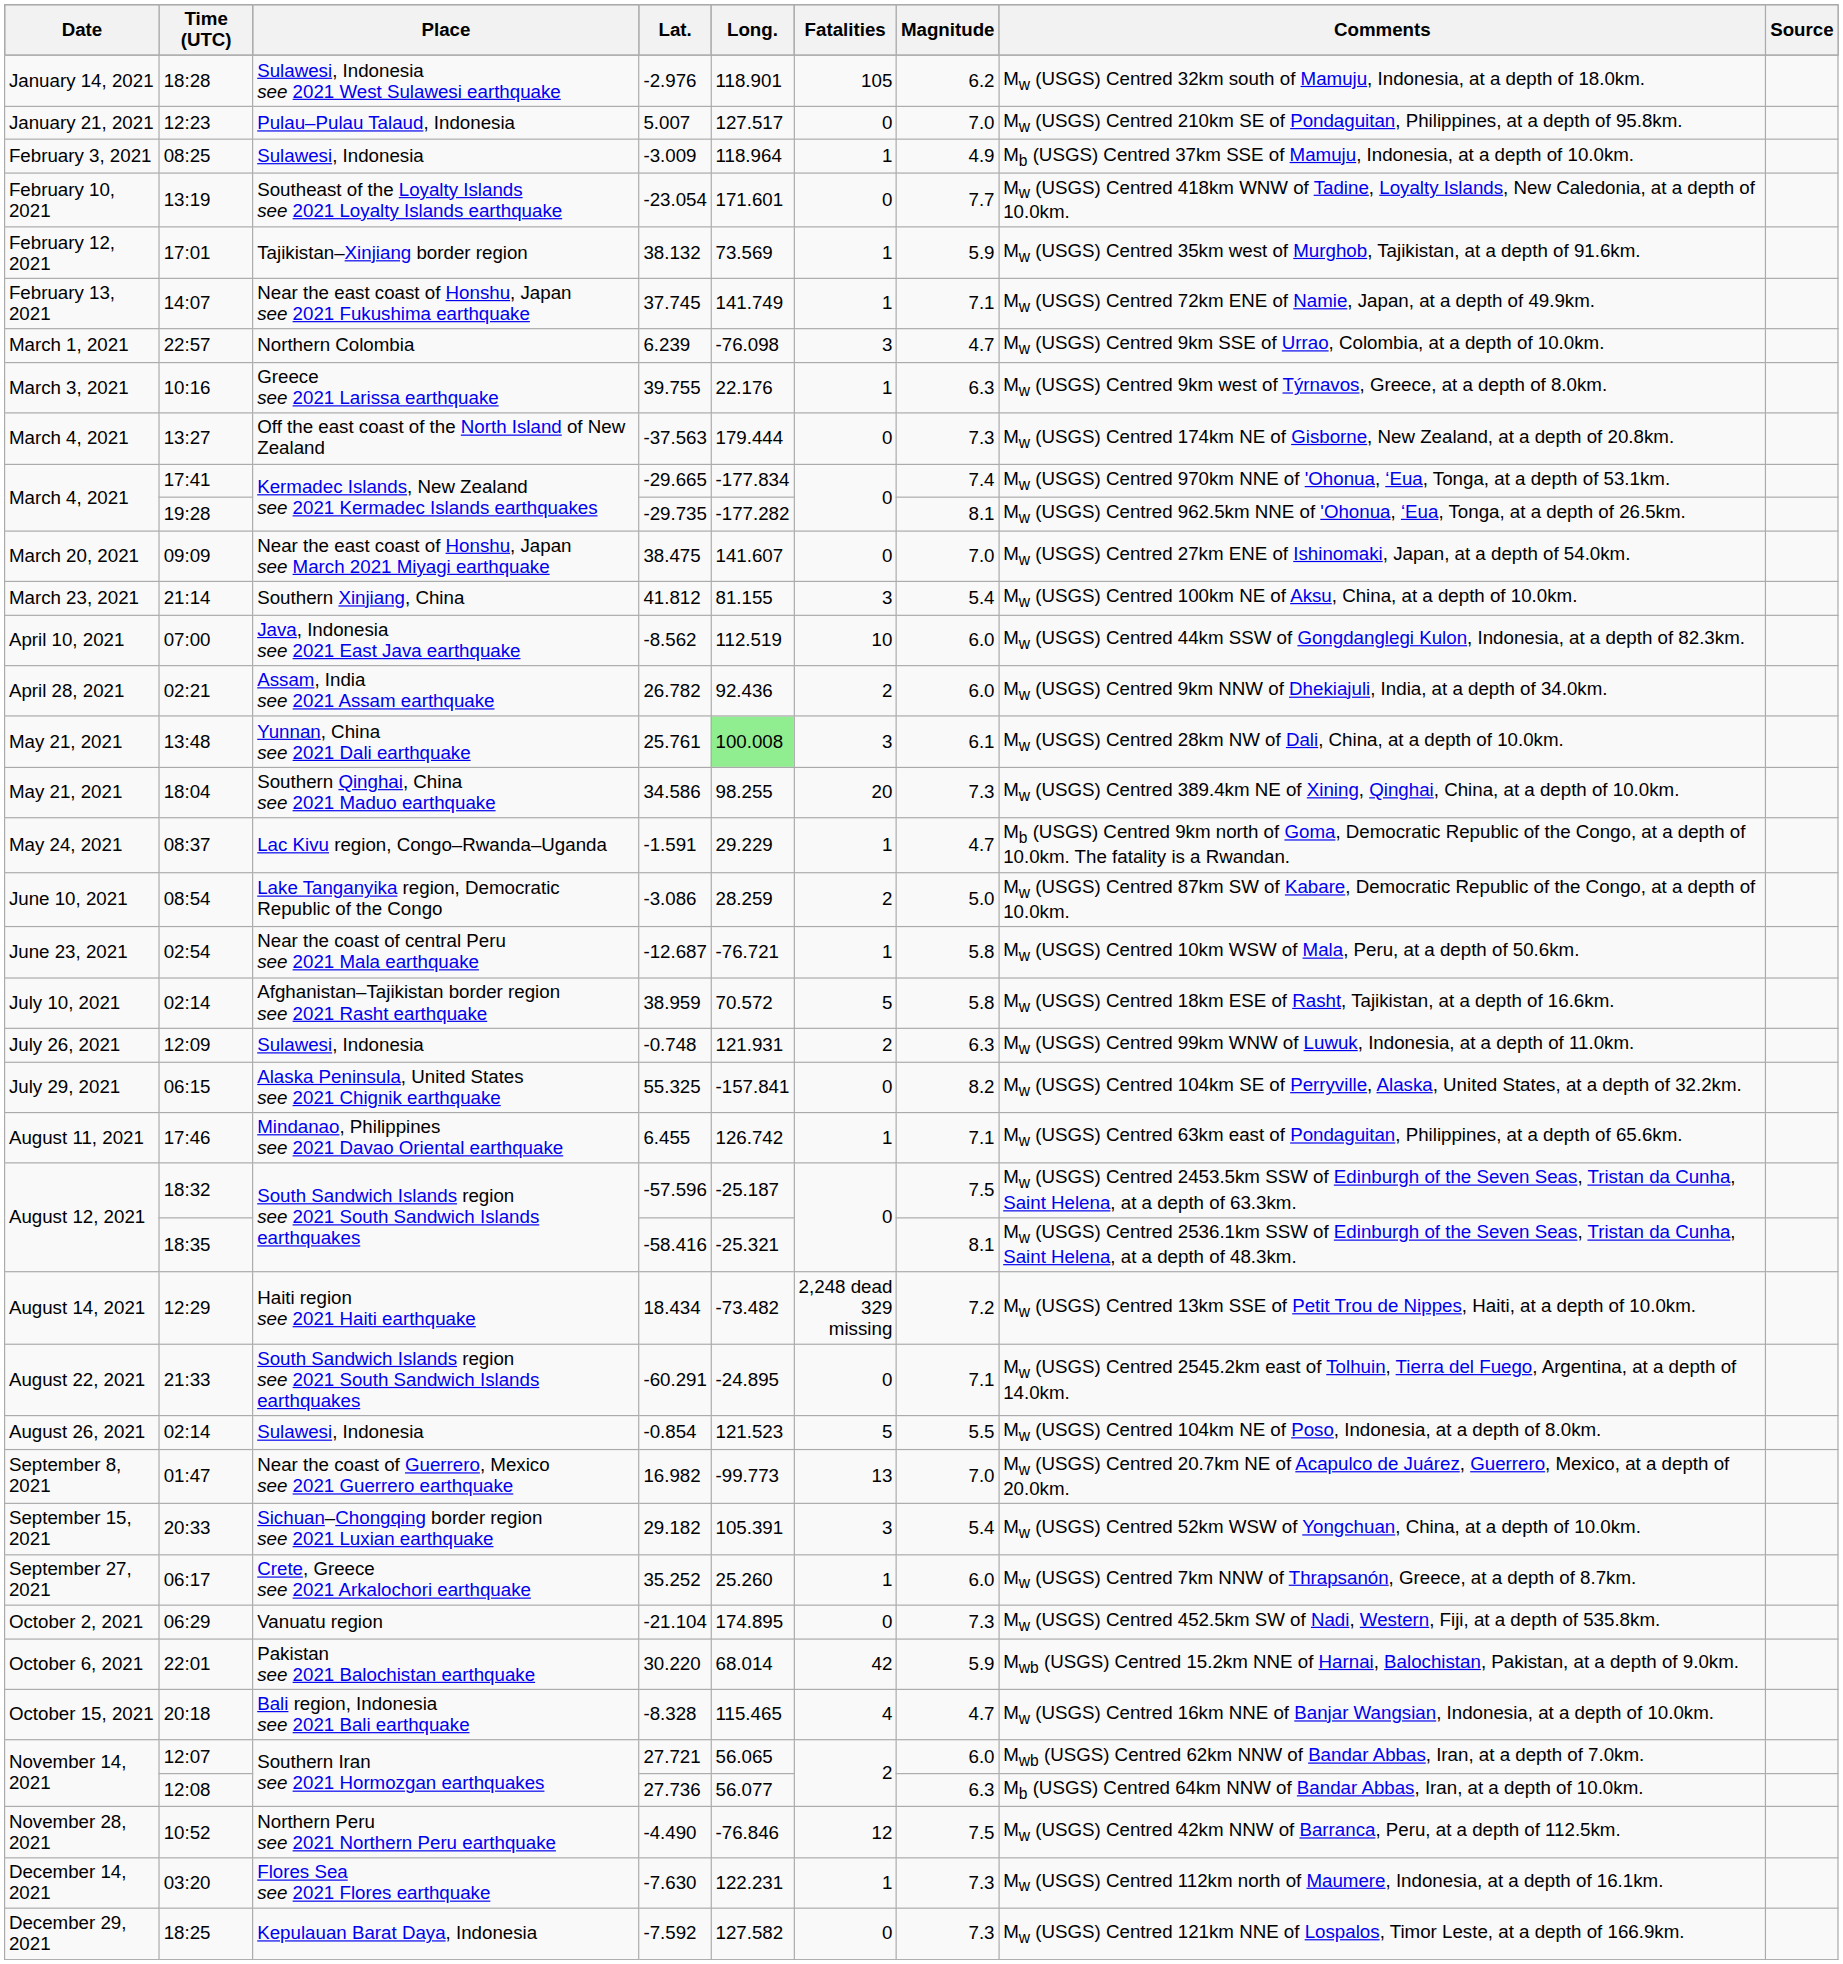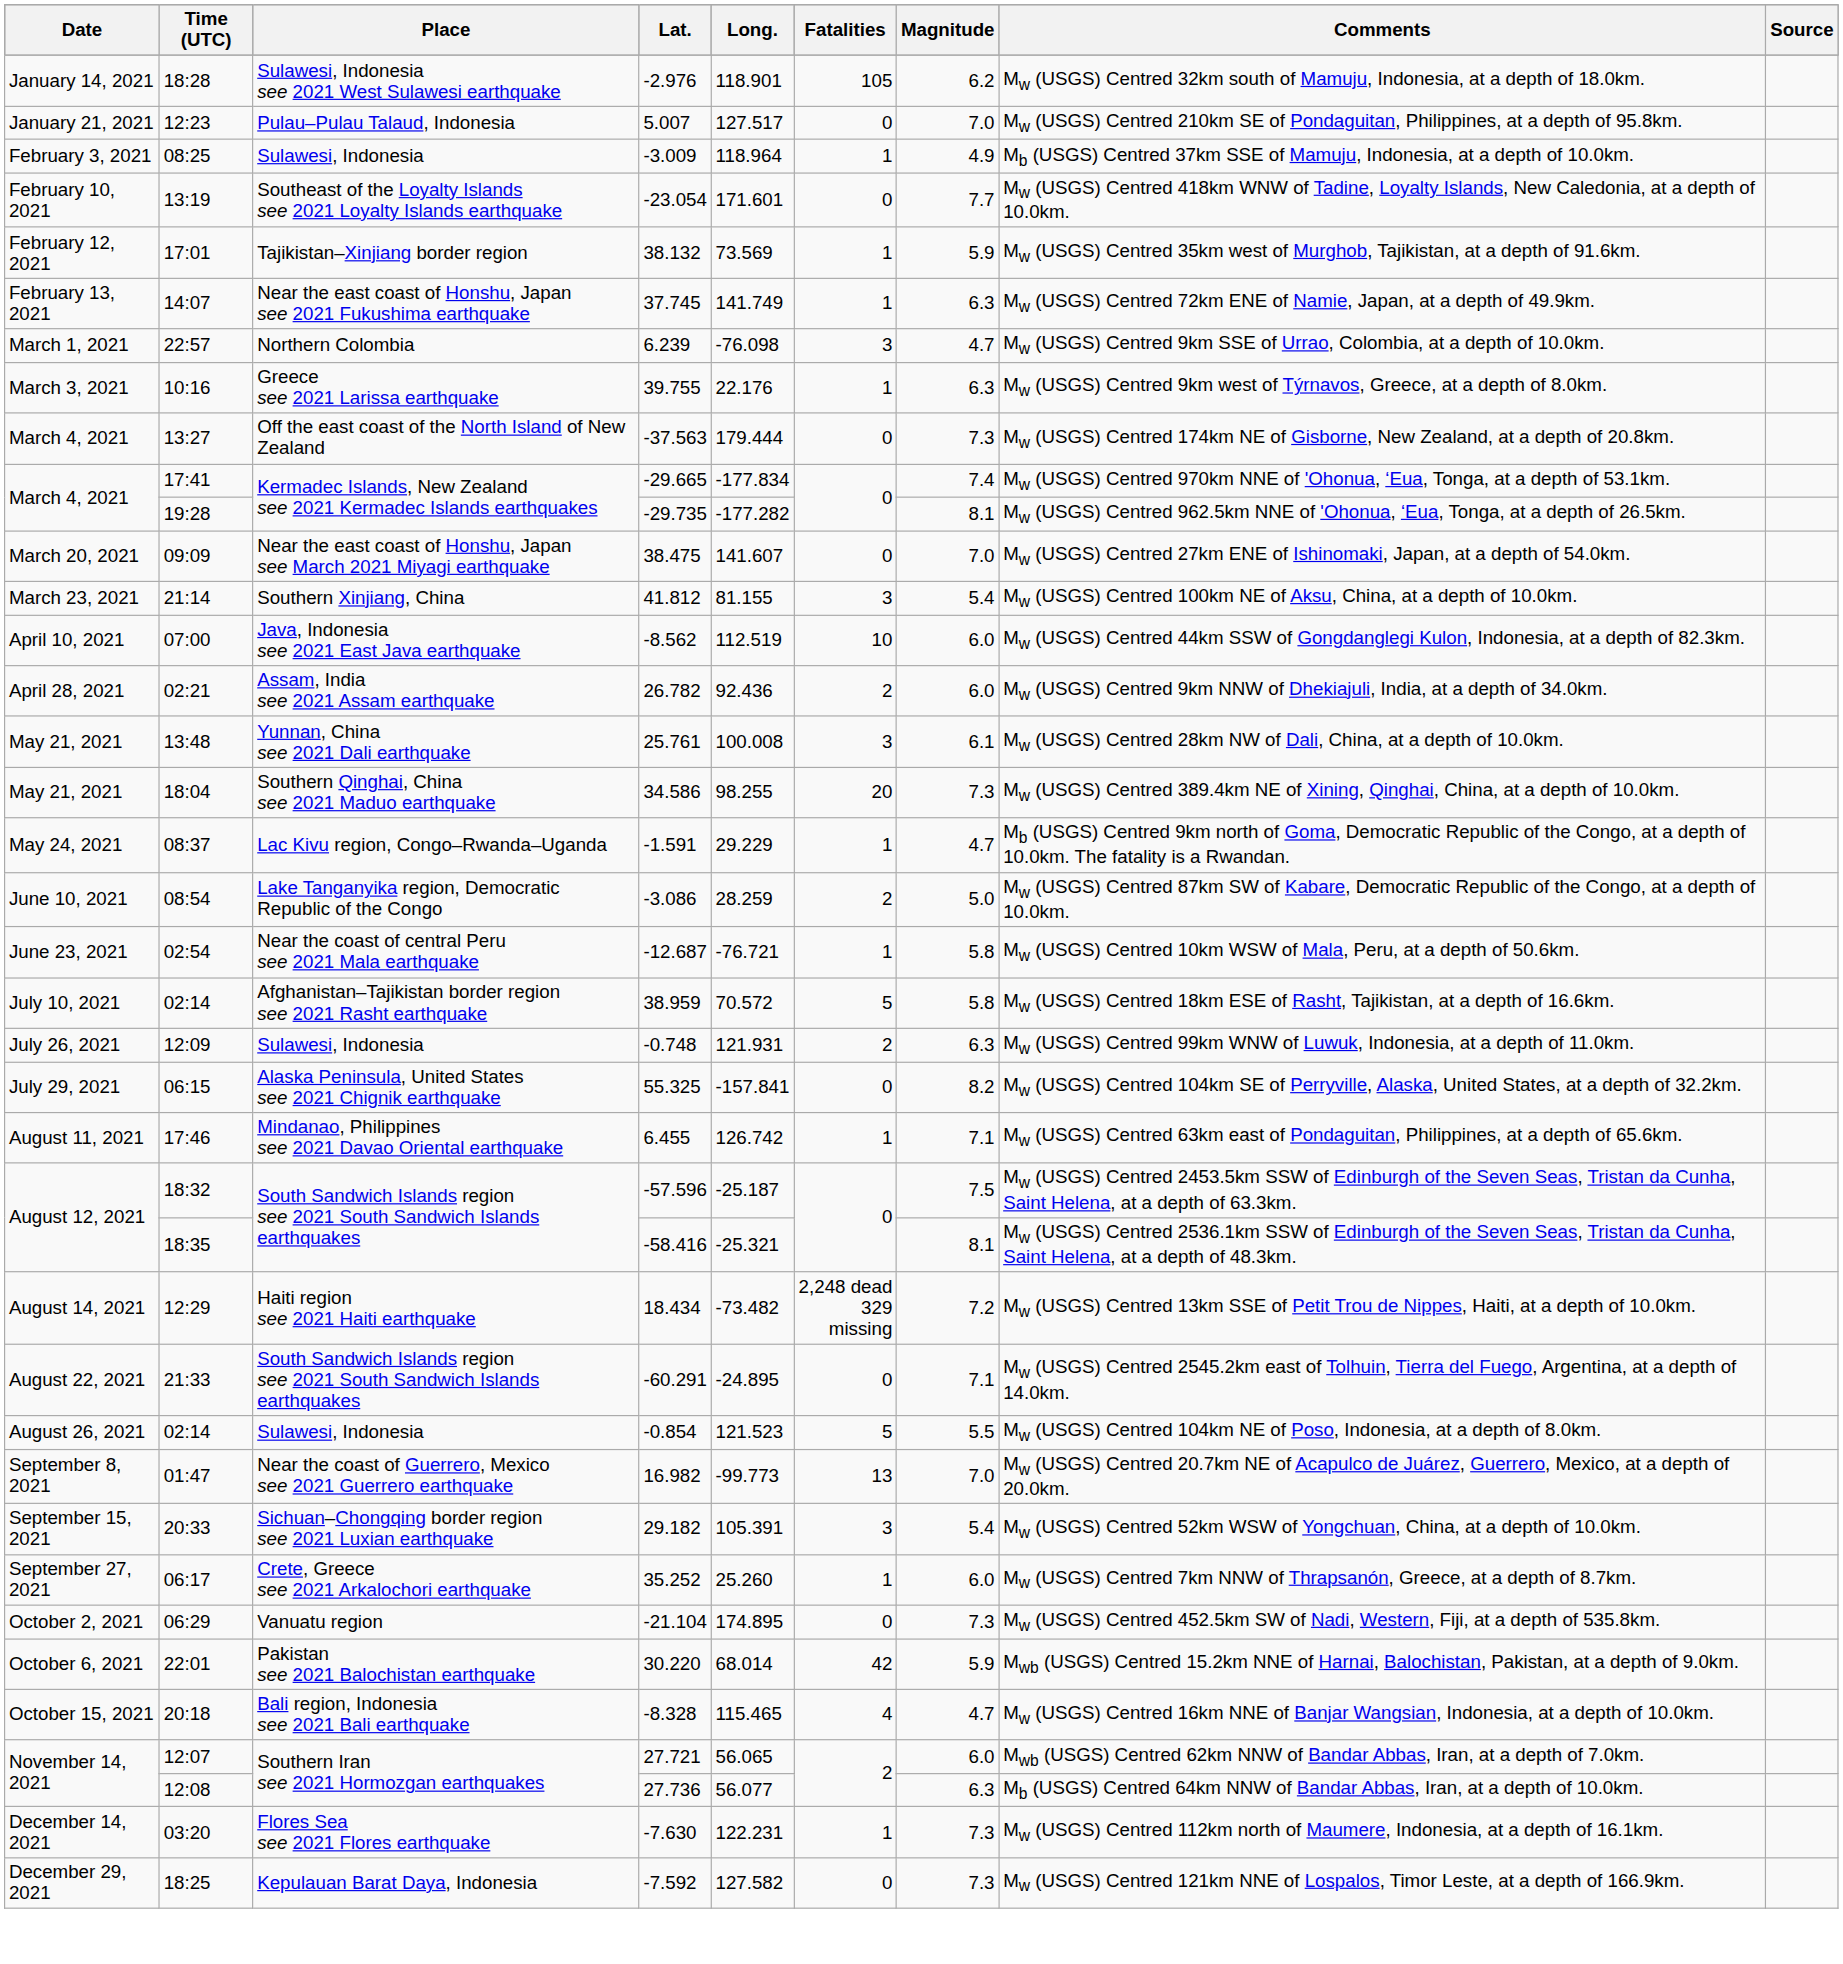(982, 303) 7.1 -> (982, 303) 6.3
(749, 741) lightgreen background -> (749, 741) no background
- row: (670, 1832)
